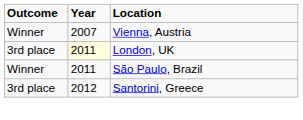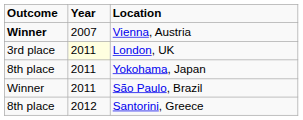(26, 32) normal -> (27, 32) bold
+ row: (159, 69)
(31, 87) 3rd place -> (31, 106) 8th place
